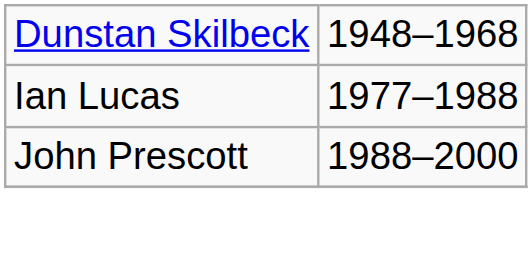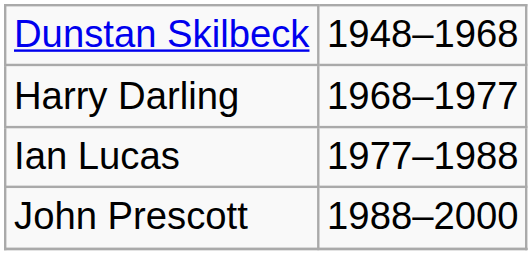+ row: (127, 95)
